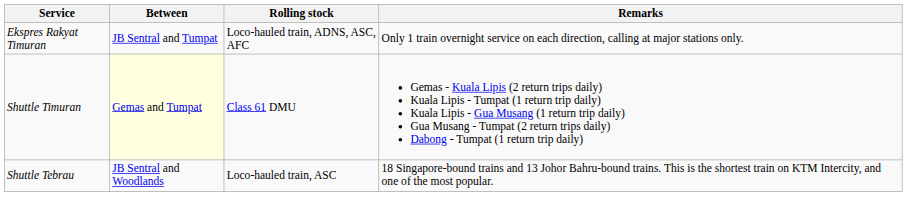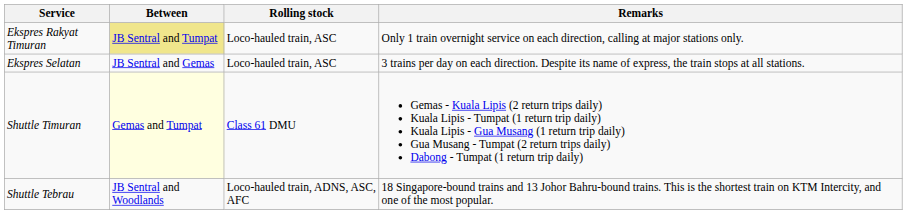(165, 38) no background -> (165, 38) khaki background
(301, 38) Loco-hauled train, ADNS, ASC, AFC -> (282, 38) Loco-hauled train, ASC
+ row: (44, 63)
(282, 175) Loco-hauled train, ASC -> (301, 193) Loco-hauled train, ADNS, ASC, AFC
